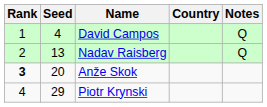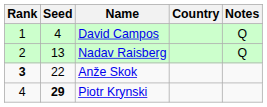(58, 72) 20 -> (58, 72) 22
(58, 92) normal -> (58, 92) bold
